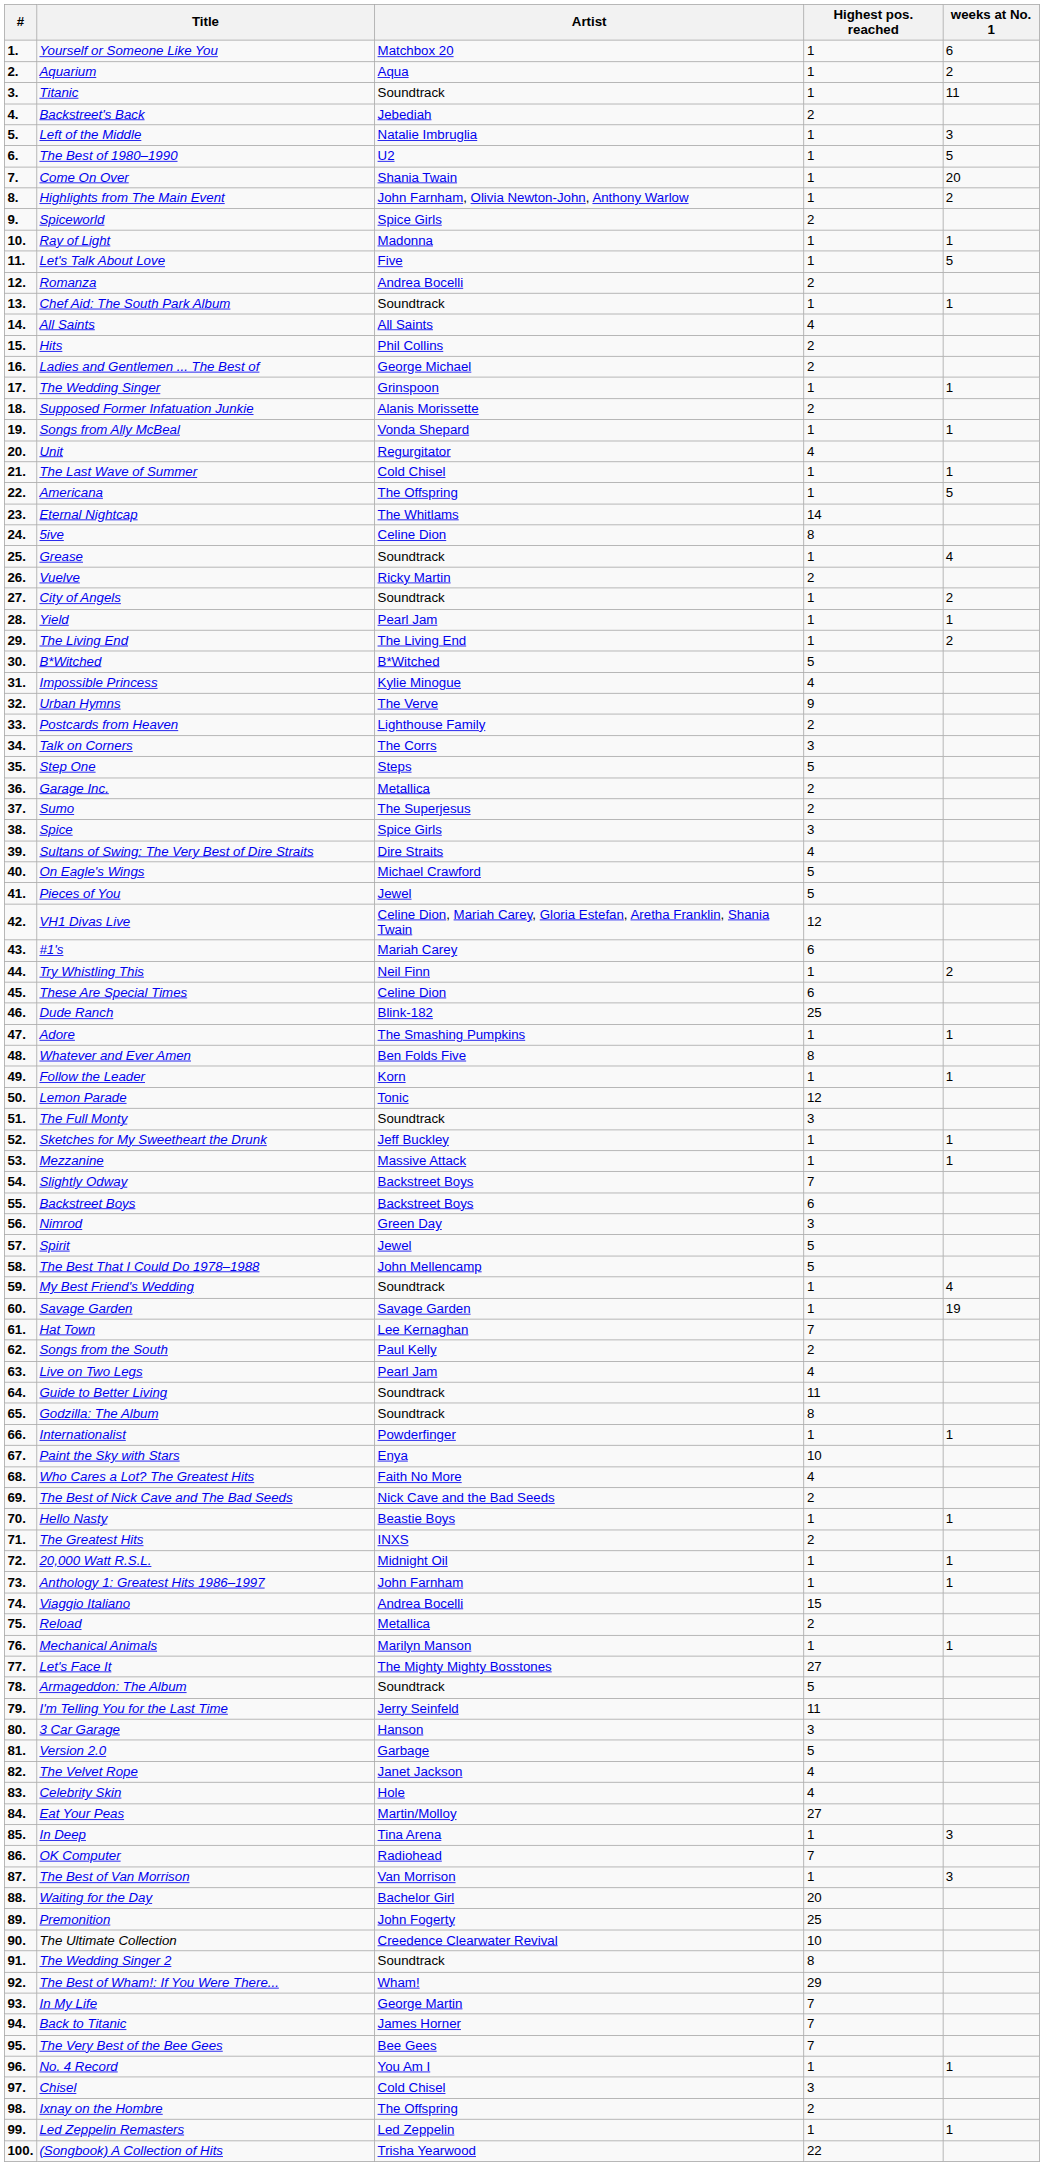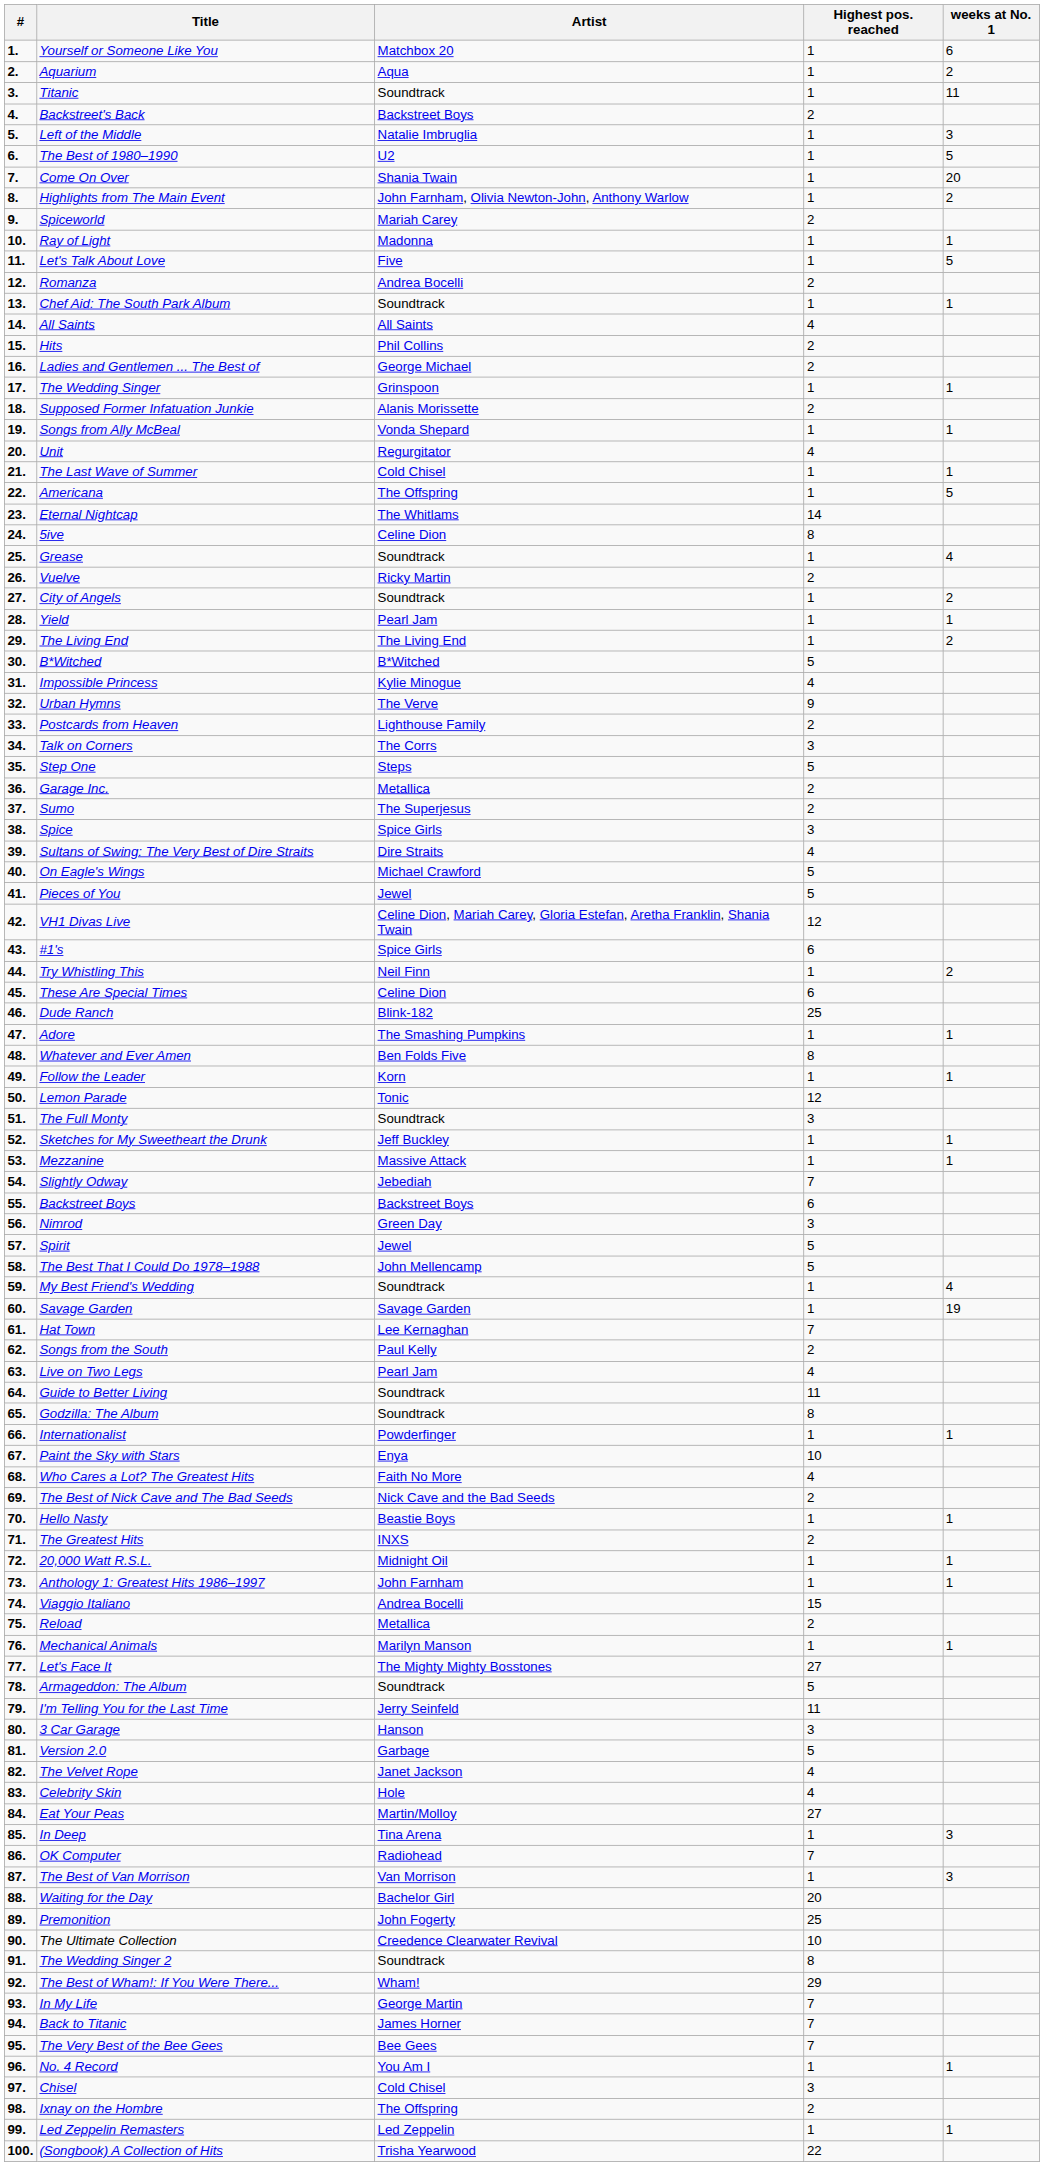(405, 114) Jebediah -> (426, 114) Backstreet Boys
(410, 219) Spice Girls -> (417, 219) Mariah Carey
(417, 950) Mariah Carey -> (410, 950) Spice Girls
(426, 1182) Backstreet Boys -> (405, 1182) Jebediah
